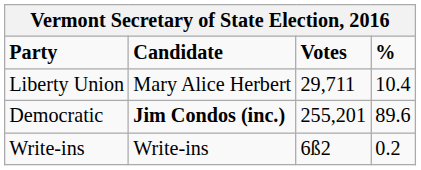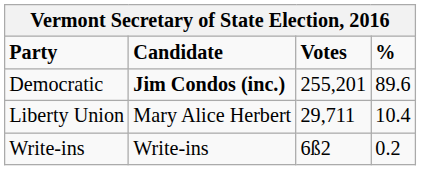rows swapped: (56, 116) <-> (67, 84)
